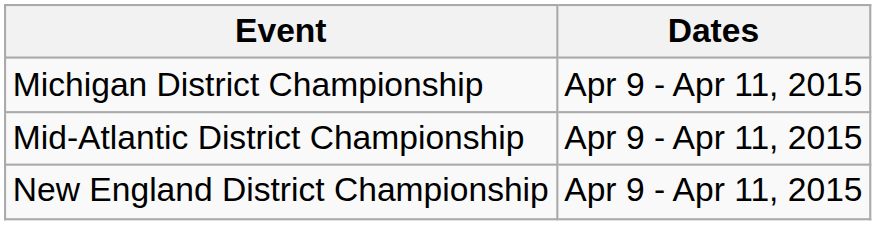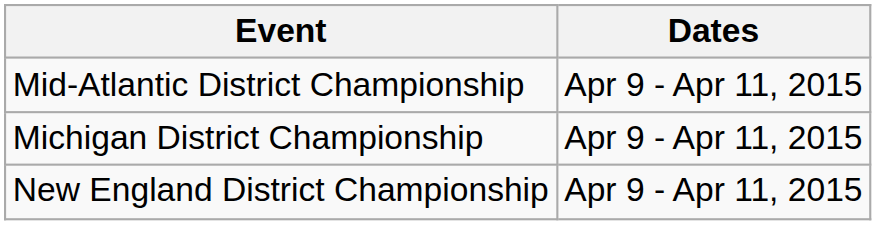rows swapped: (248, 84) <-> (269, 137)
